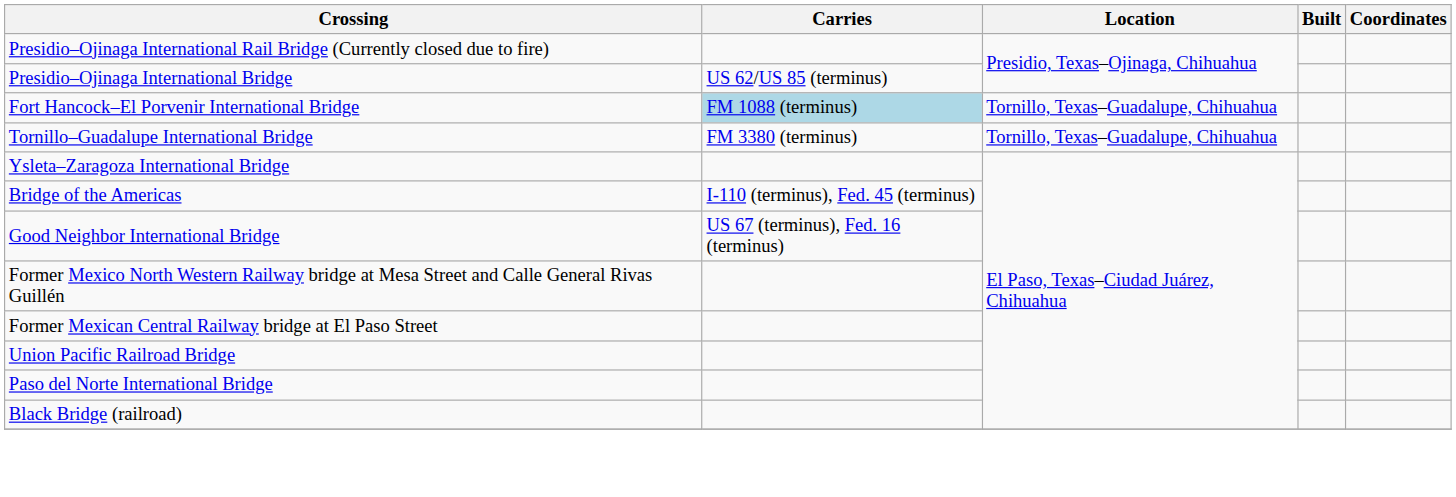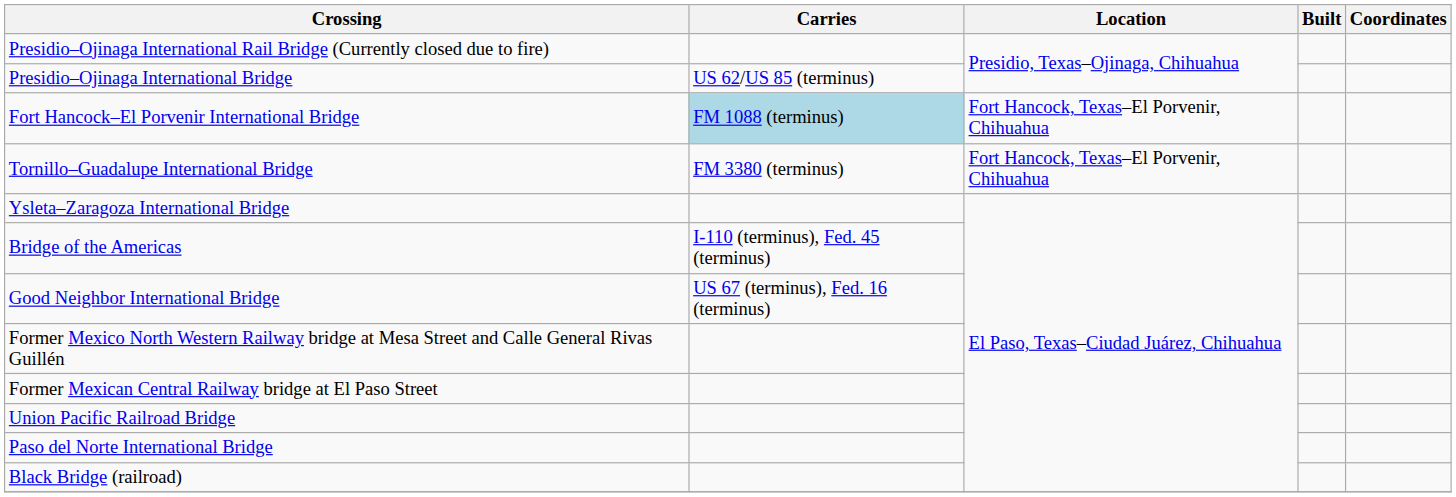(1132, 107) Tornillo, Texas–Guadalupe, Chihuahua -> (1094, 117) Fort Hancock, Texas–El Porvenir, Chihuahua
(1132, 136) Tornillo, Texas–Guadalupe, Chihuahua -> (1094, 168) Fort Hancock, Texas–El Porvenir, Chihuahua
